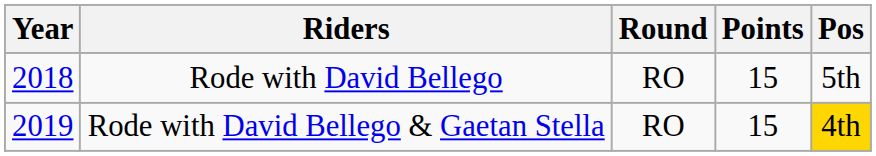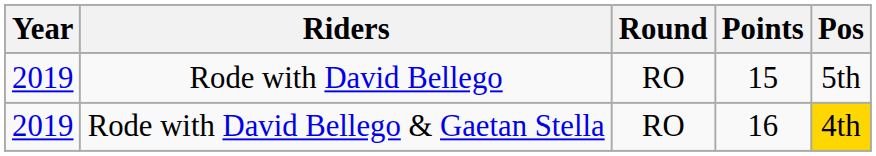(43, 77) 2018 -> (43, 77) 2019
(763, 126) 15 -> (763, 126) 16
